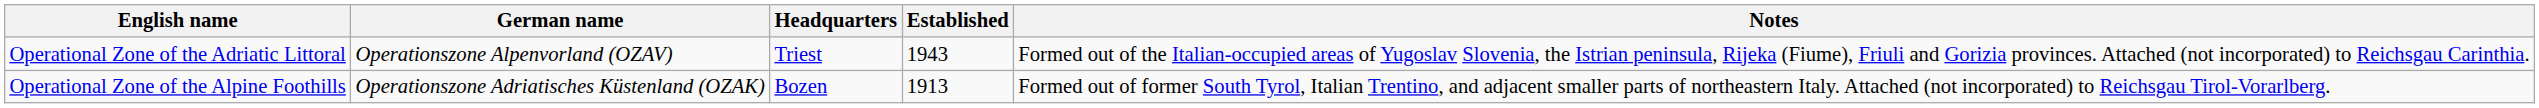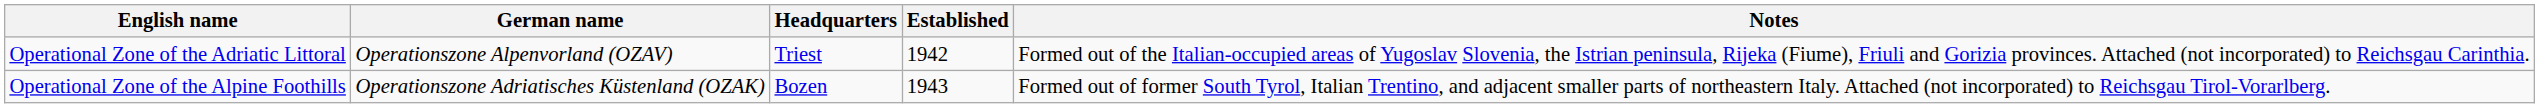(927, 53) 1943 -> (927, 53) 1942
(927, 86) 1913 -> (927, 86) 1943
